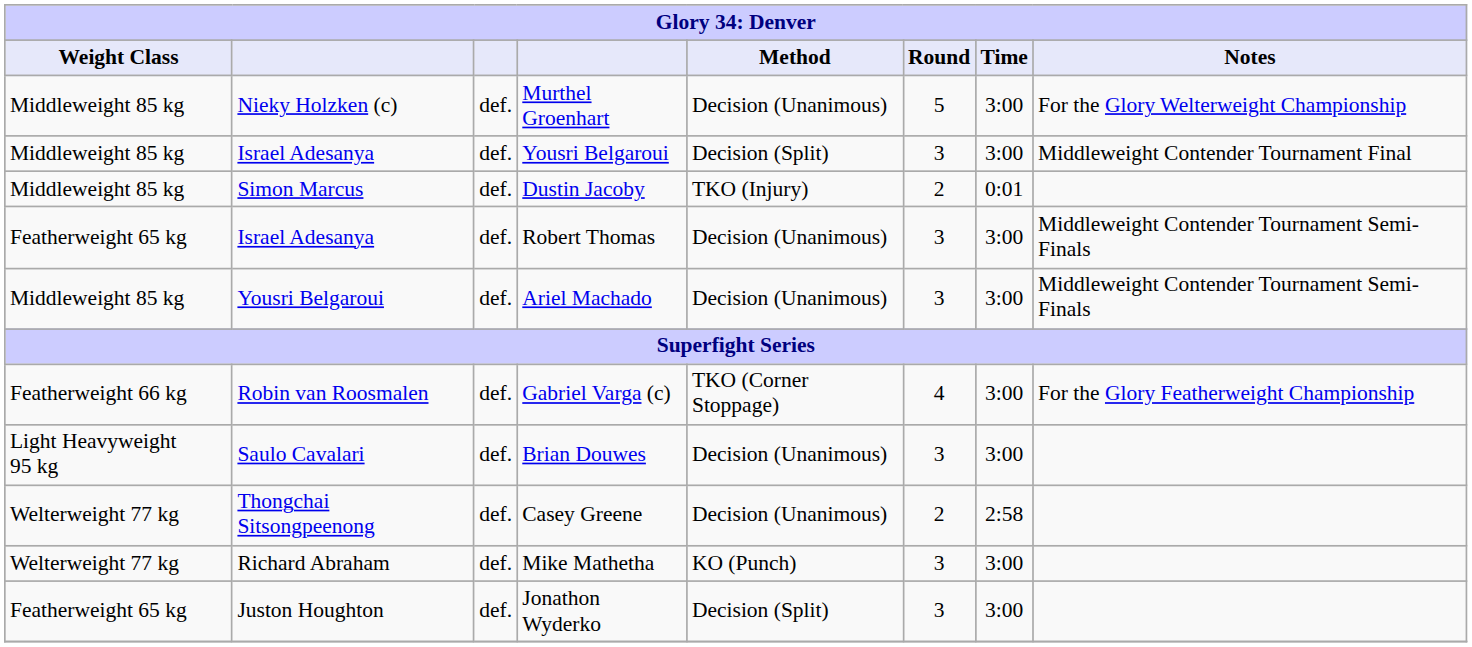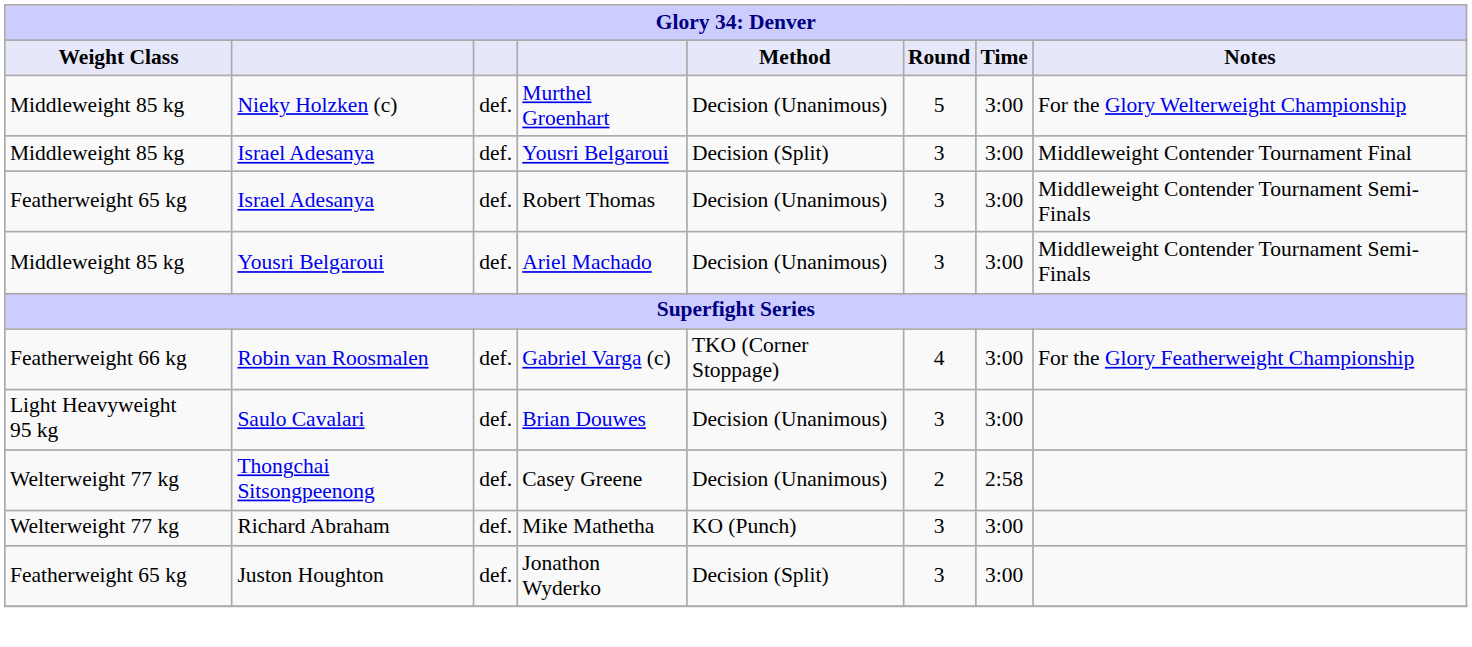- row: (583, 188)
